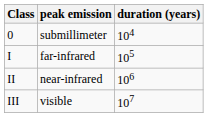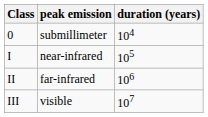(68, 56) far-infrared -> (71, 56) near-infrared
(71, 79) near-infrared -> (68, 79) far-infrared
